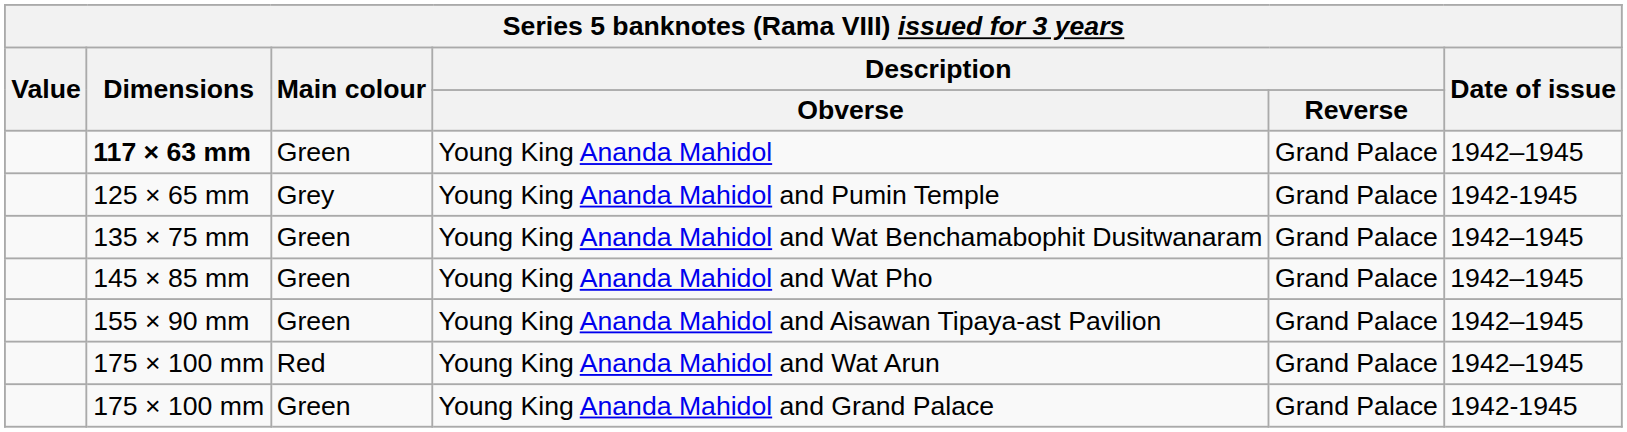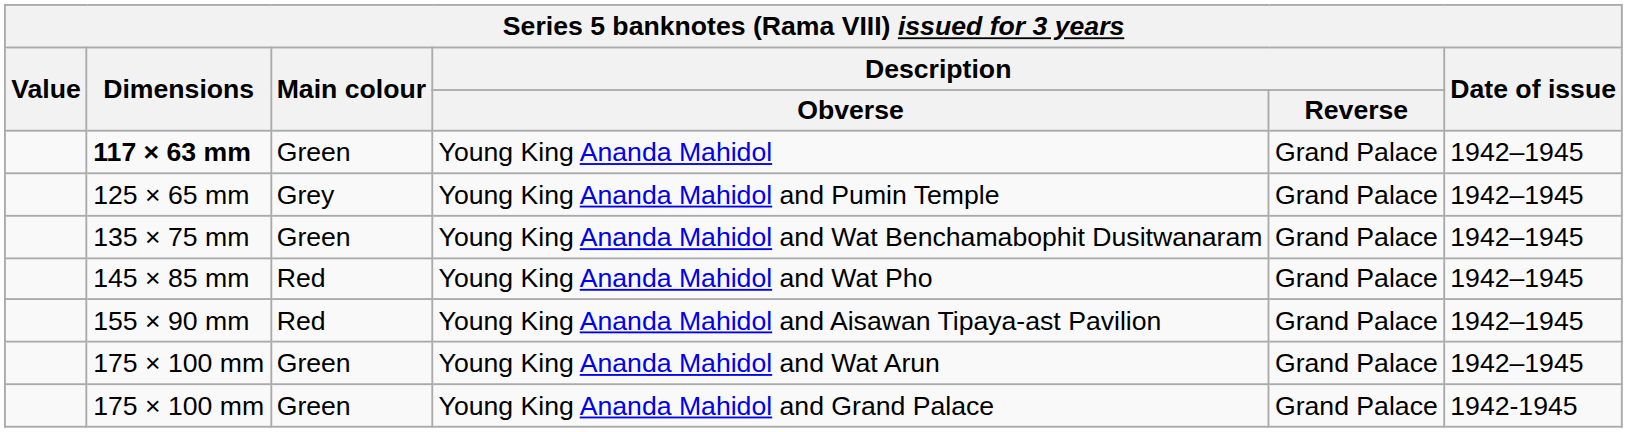(1514, 195) 1942-1945 -> (1517, 195) 1942–1945
(314, 279) Green -> (301, 279) Red
(314, 321) Green -> (301, 321) Red
(301, 363) Red -> (314, 363) Green
